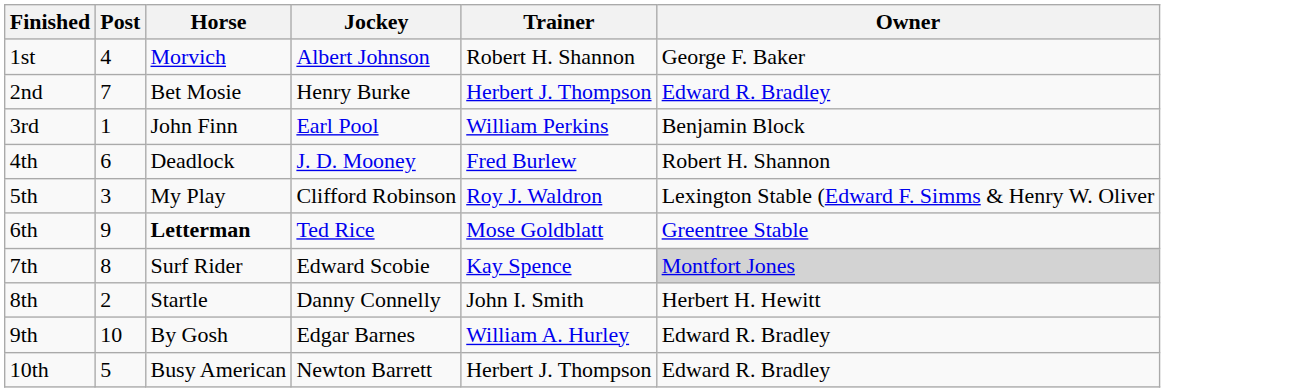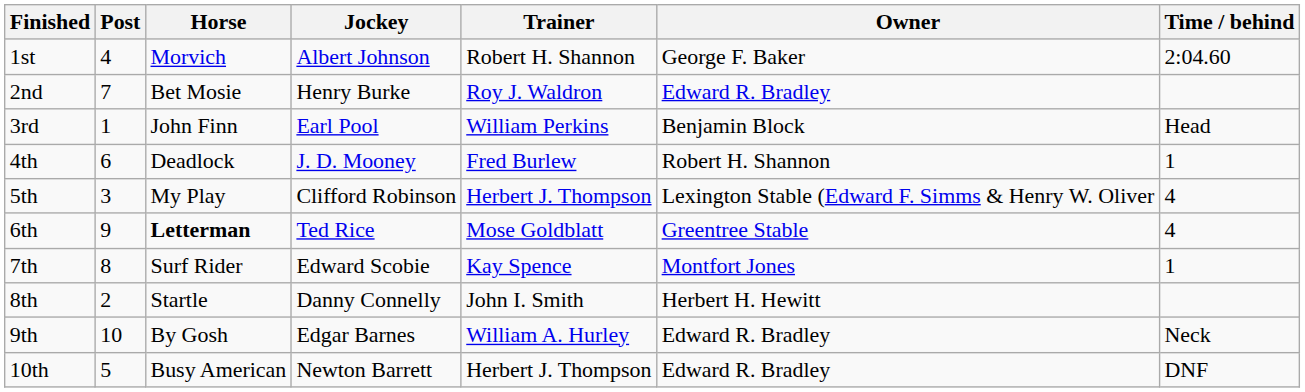+ column: (1229, 21)
(559, 91) Herbert J. Thompson -> (534, 91) Roy J. Waldron
(534, 195) Roy J. Waldron -> (559, 195) Herbert J. Thompson
(728, 265) lightgrey background -> (728, 265) no background
